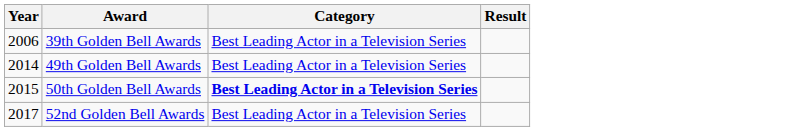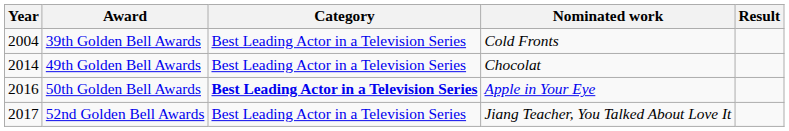+ column: (608, 16)
(23, 41) 2006 -> (23, 41) 2004
(23, 89) 2015 -> (23, 89) 2016
